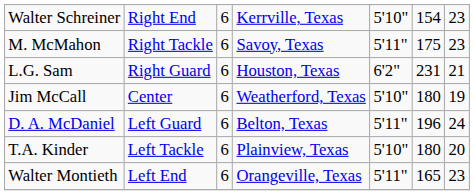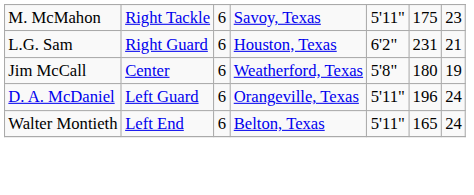- row: (64, 17)
(391, 96) 5'10" -> (384, 70) 5'8"
(282, 123) Belton, Texas -> (296, 96) Orangeville, Texas
- row: (48, 149)
(299, 176) Orangeville, Texas -> (279, 123) Belton, Texas
(457, 176) 23 -> (454, 123) 24
